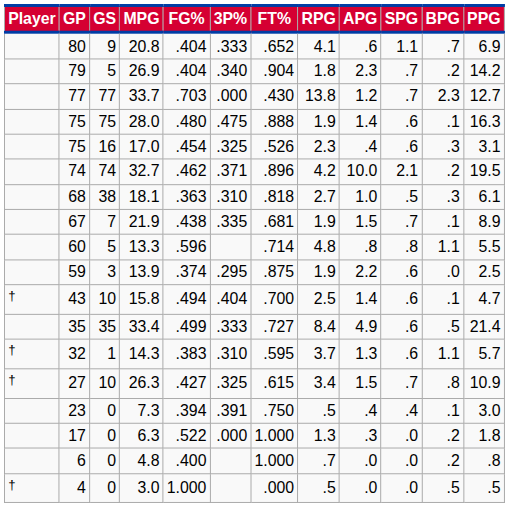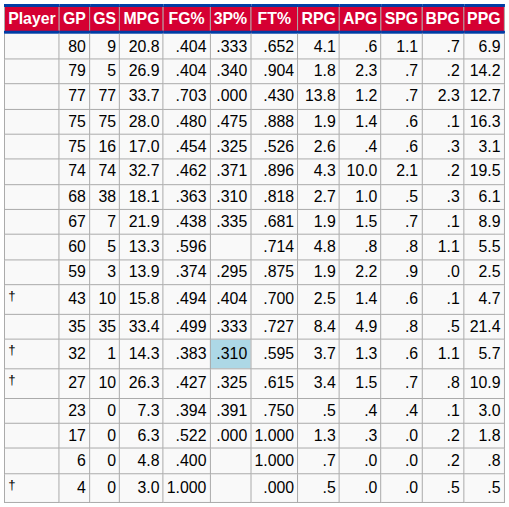(325, 146) 2.3 -> (325, 146) 2.6
(325, 171) 4.2 -> (325, 171) 4.3
(412, 272) .6 -> (412, 272) .9
(412, 326) .6 -> (412, 326) .8
(232, 354) no background -> (232, 354) lightblue background
